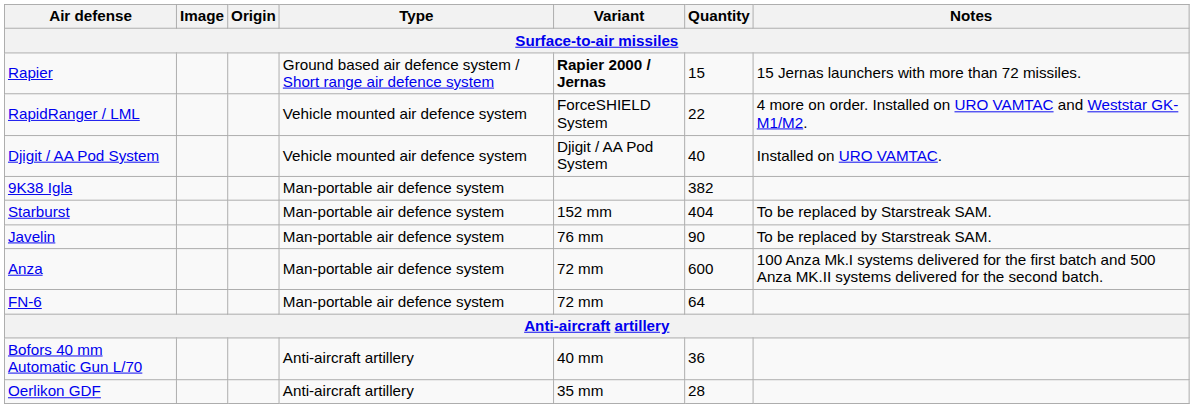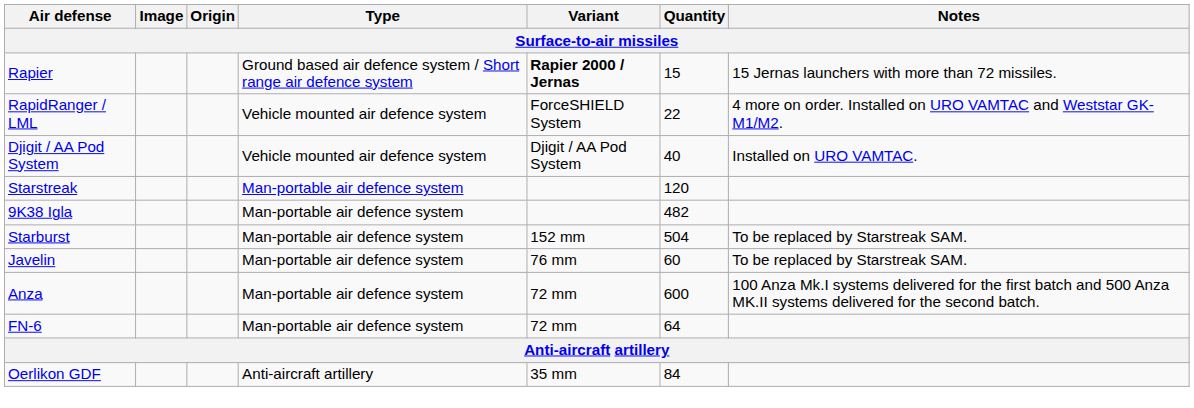+ row: (43, 188)
(701, 188) 382 -> (676, 212) 482
(701, 212) 404 -> (676, 236) 504
(697, 236) 90 -> (672, 260) 60
- row: (75, 358)
(697, 391) 28 -> (672, 374) 84
